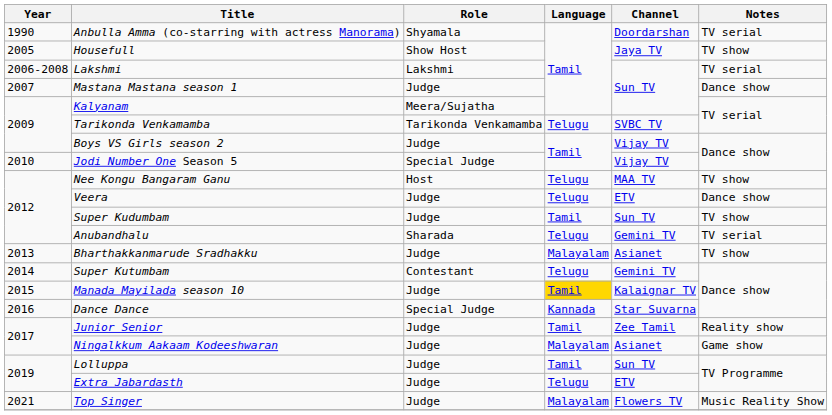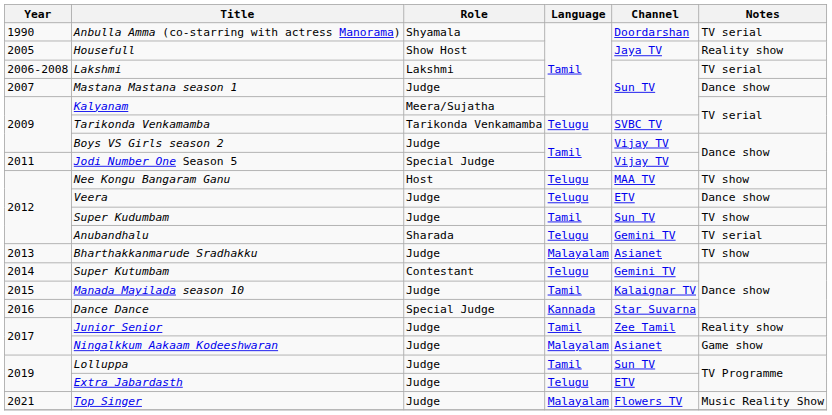(725, 51) TV show -> (742, 51) Reality show
(21, 161) 2010 -> (21, 161) 2011
(565, 290) gold background -> (565, 290) no background
